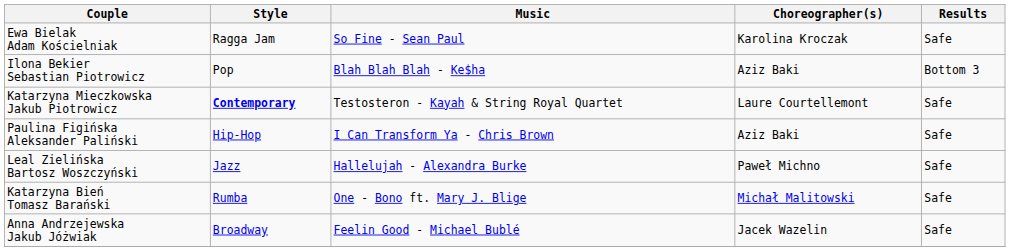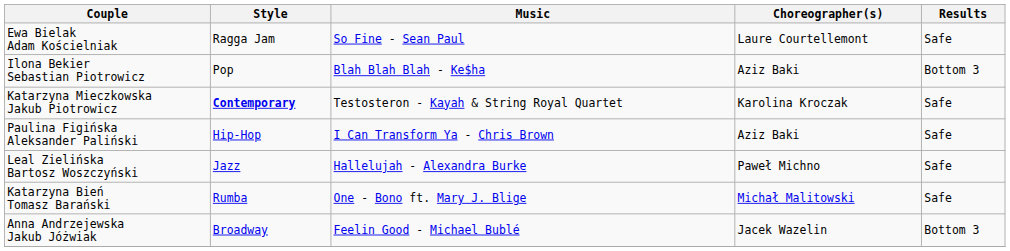(793, 39) Karolina Kroczak -> (803, 39) Laure Courtellemont
(803, 103) Laure Courtellemont -> (793, 103) Karolina Kroczak
(938, 230) Safe -> (952, 230) Bottom 3
